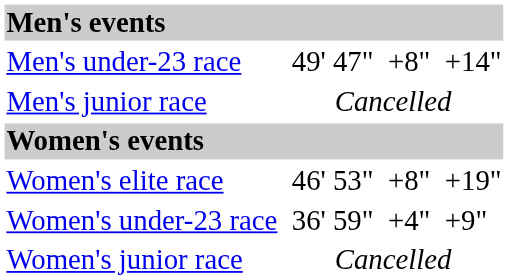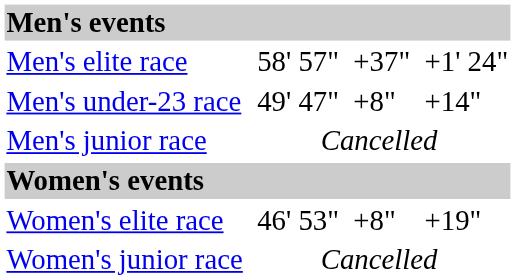+ row: (97, 61)
- row: (142, 220)
